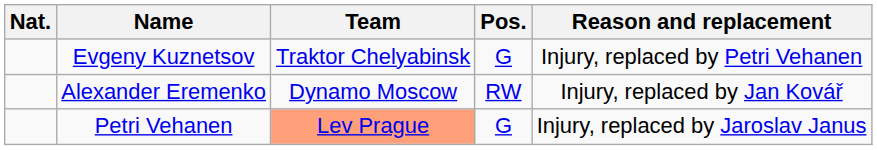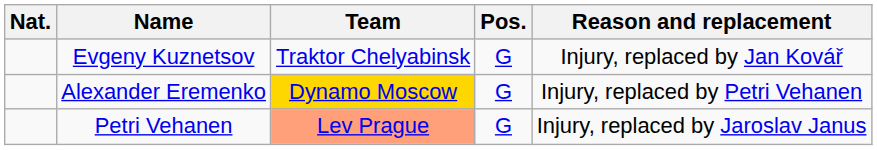(702, 56) Injury, replaced by Petri Vehanen -> (702, 56) Injury, replaced by Jan Kovář
(373, 91) no background -> (373, 91) gold background
(503, 91) RW -> (503, 91) G
(702, 91) Injury, replaced by Jan Kovář -> (702, 91) Injury, replaced by Petri Vehanen
